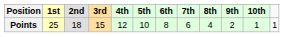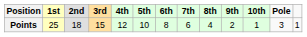+ column: (281, 11)
